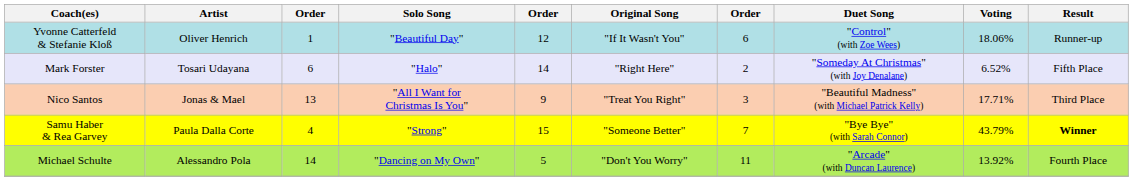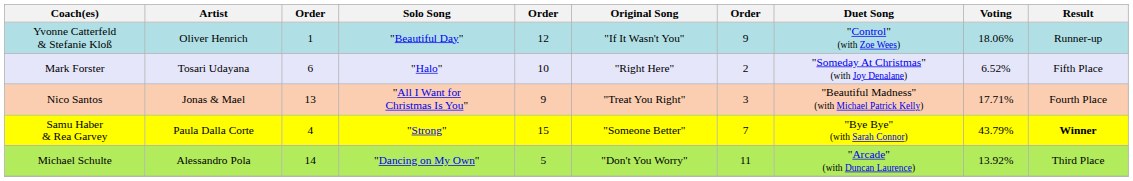(746, 37) 6 -> (746, 37) 9
(543, 68) 14 -> (543, 68) 10
(1078, 99) Third Place -> (1078, 99) Fourth Place
(1078, 161) Fourth Place -> (1078, 161) Third Place
